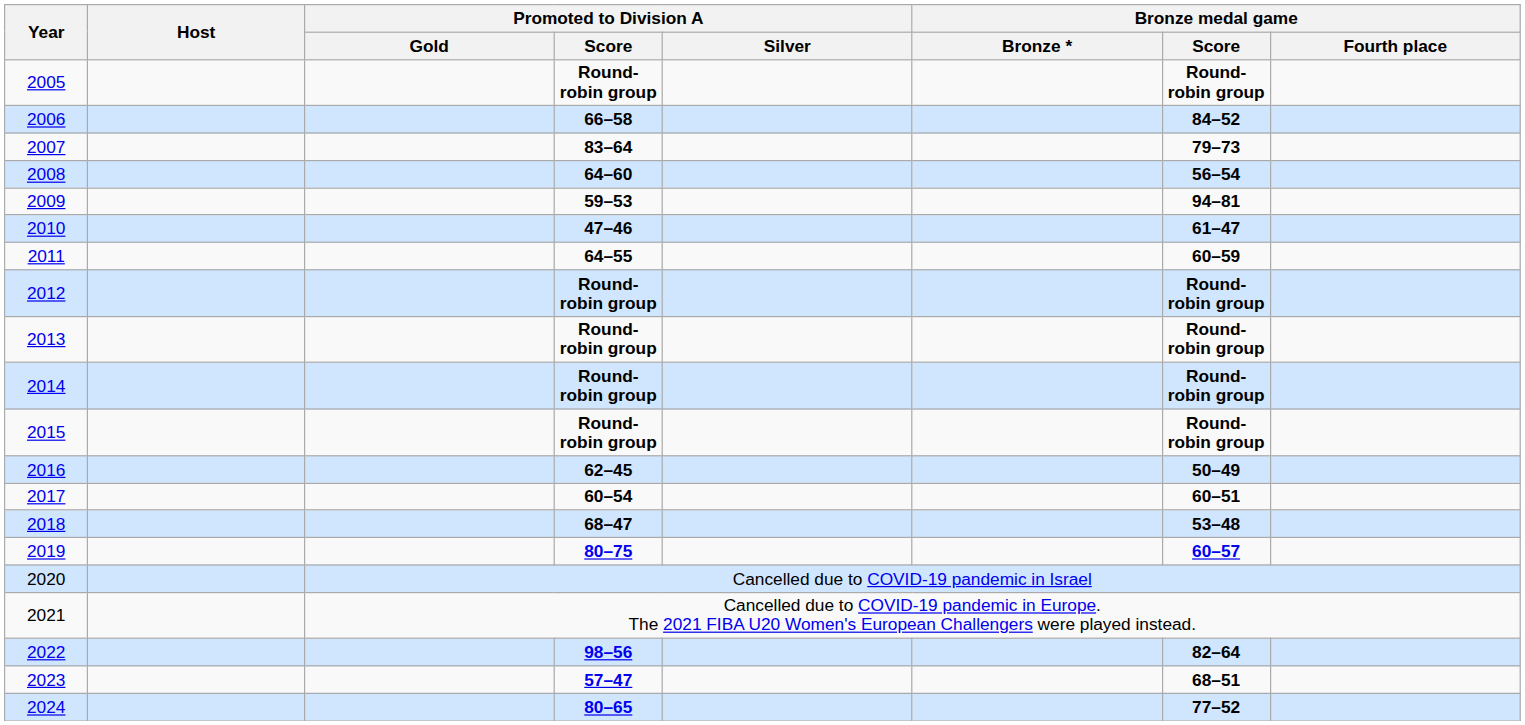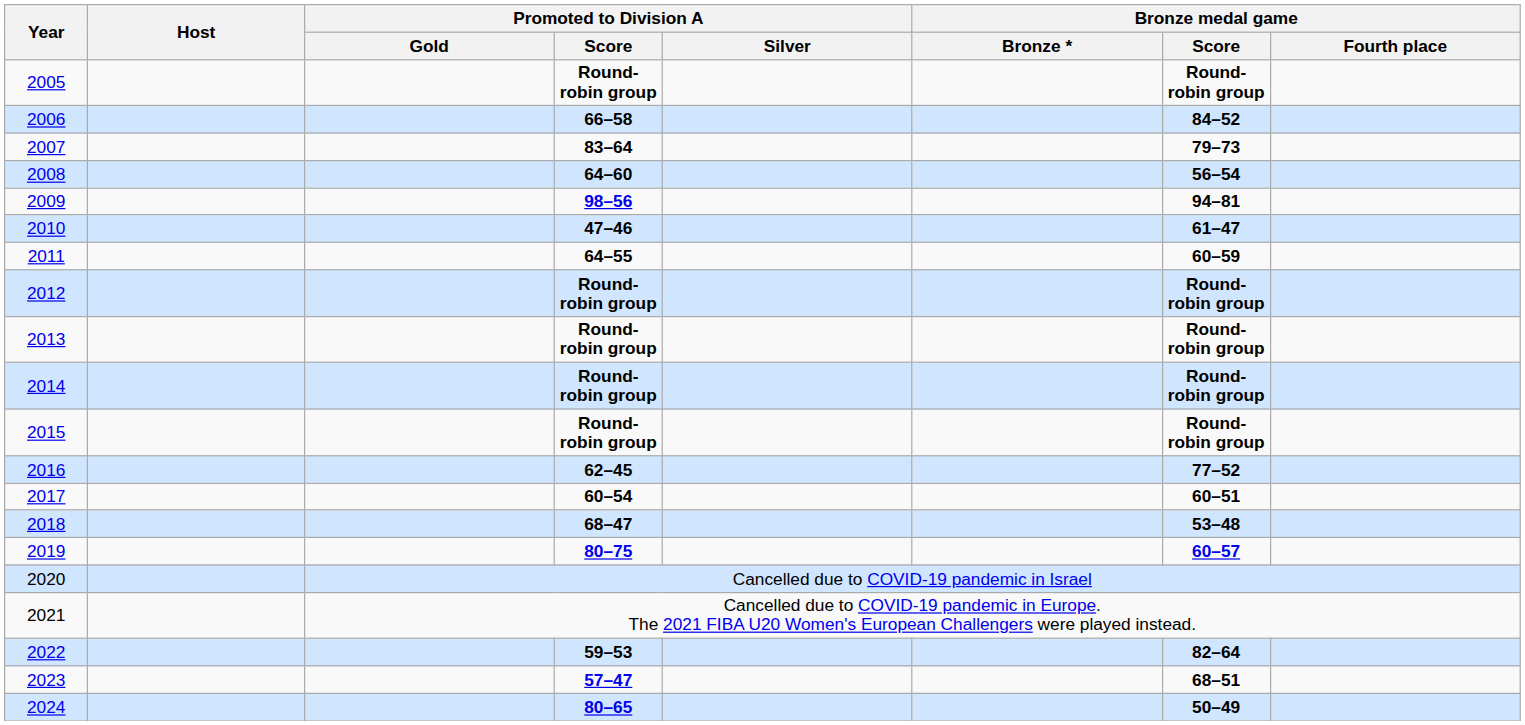(608, 202) 59–53 -> (608, 202) 98–56
(1216, 470) 50–49 -> (1216, 470) 77–52
(608, 653) 98–56 -> (608, 653) 59–53
(1216, 707) 77–52 -> (1216, 707) 50–49
